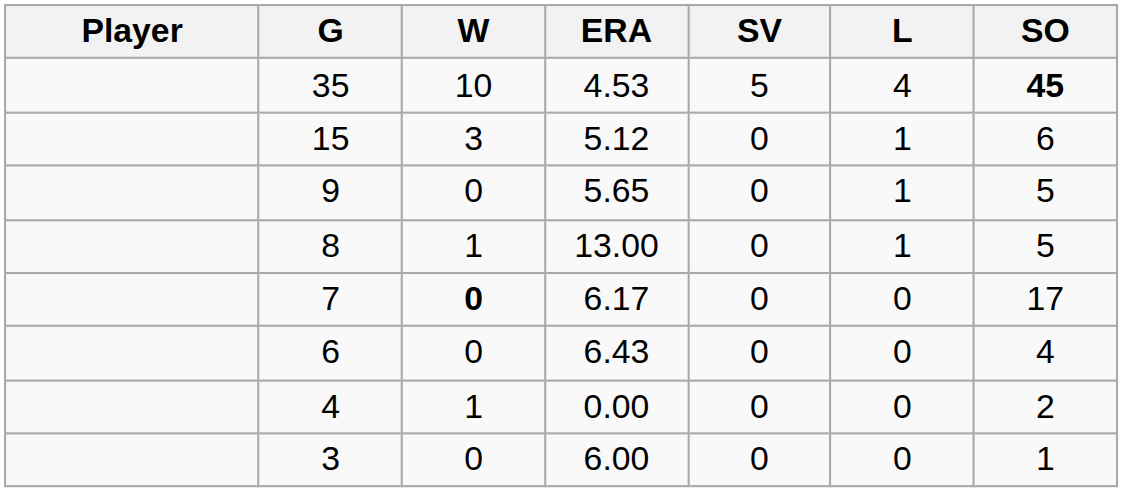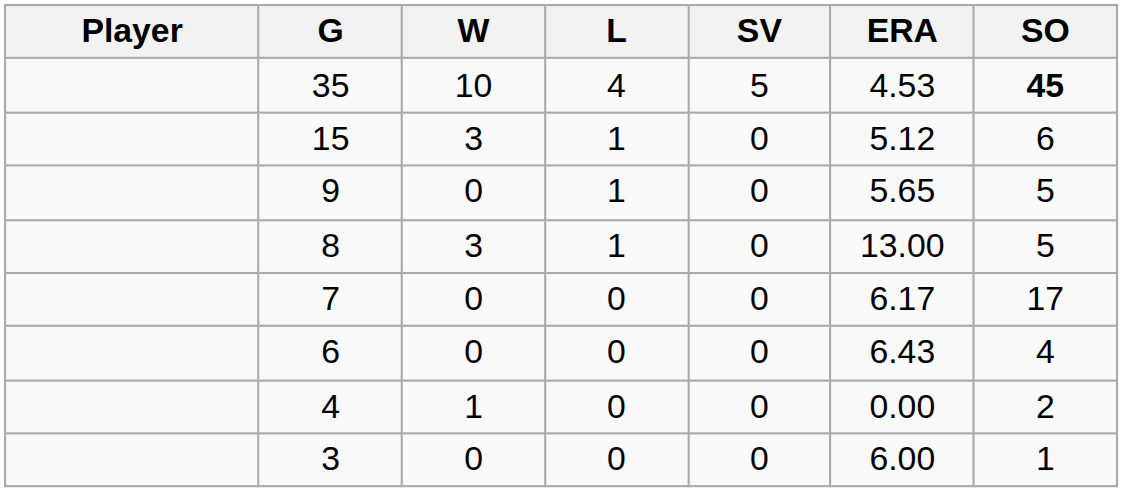columns swapped: (902, 31) <-> (616, 31)
(474, 245) 1 -> (474, 245) 3
(474, 298) bold -> (474, 298) normal
